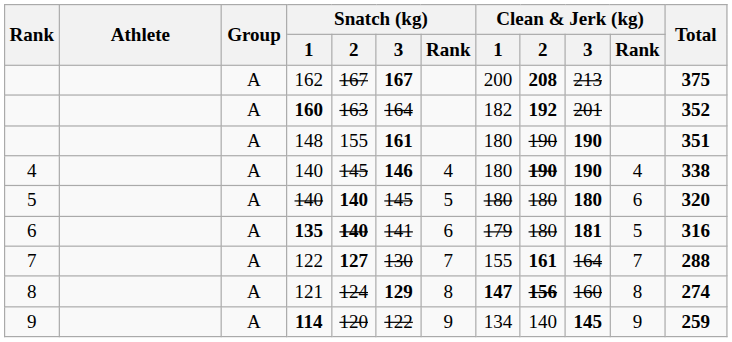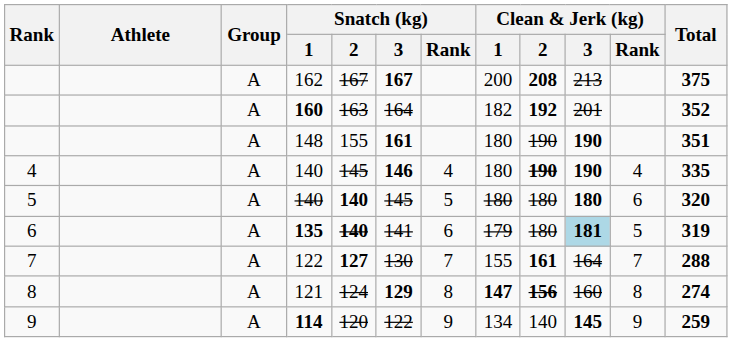(696, 170) 338 -> (696, 170) 335
(588, 230) no background -> (588, 230) lightblue background
(696, 230) 316 -> (696, 230) 319
